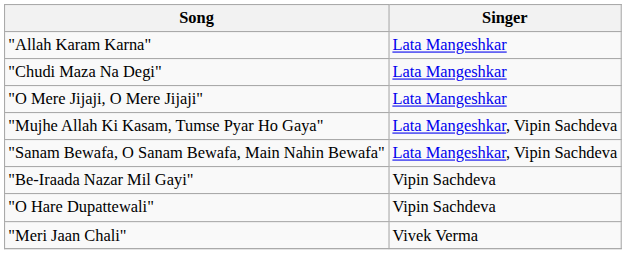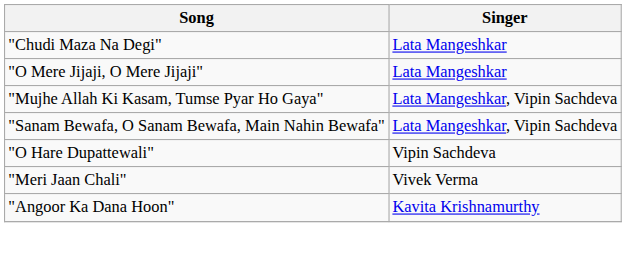- row: (80, 45)
- row: (101, 180)
+ row: (91, 207)
